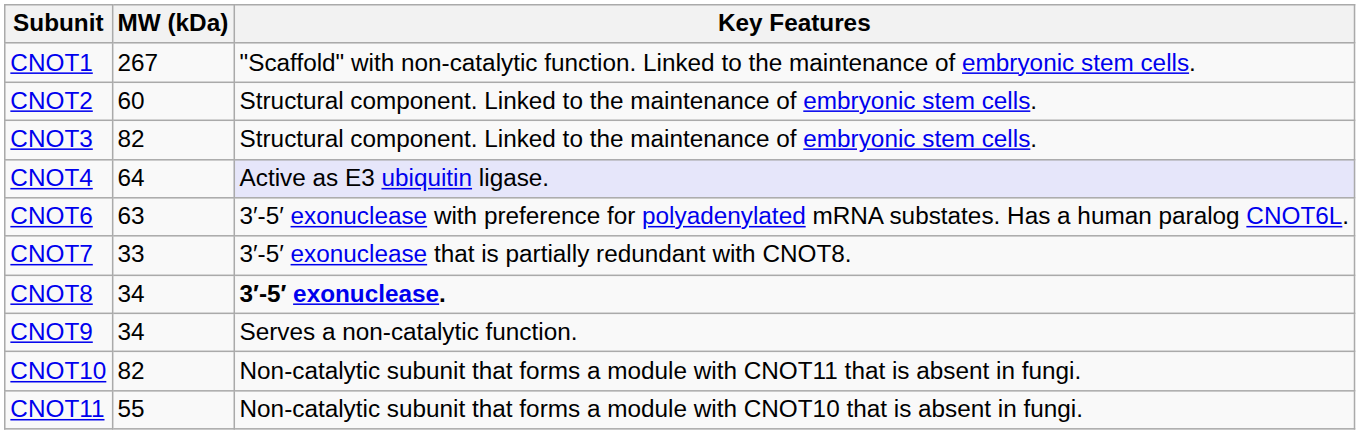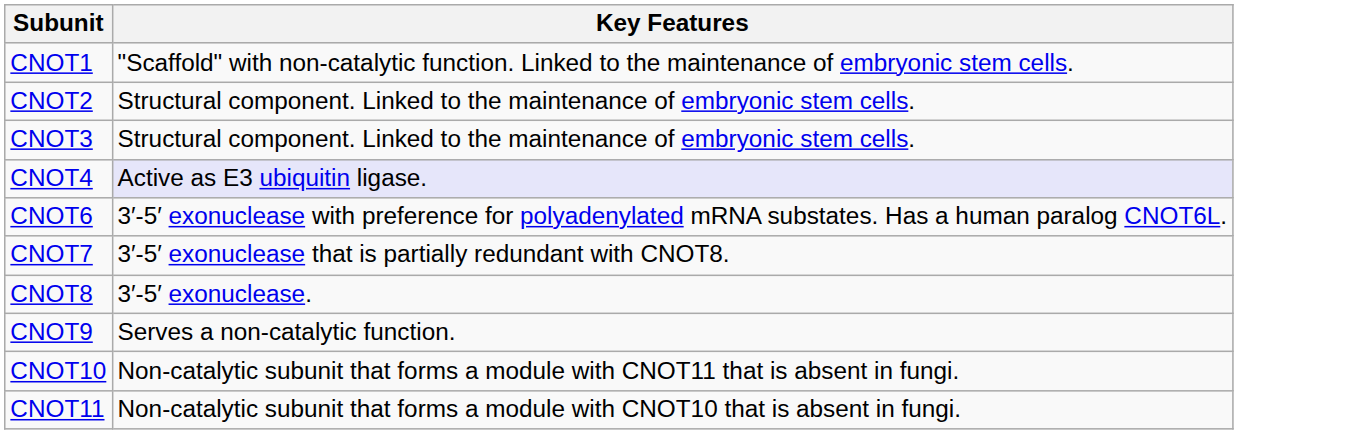- column: (173, 23)
(343, 293) bold -> (215, 293) normal
